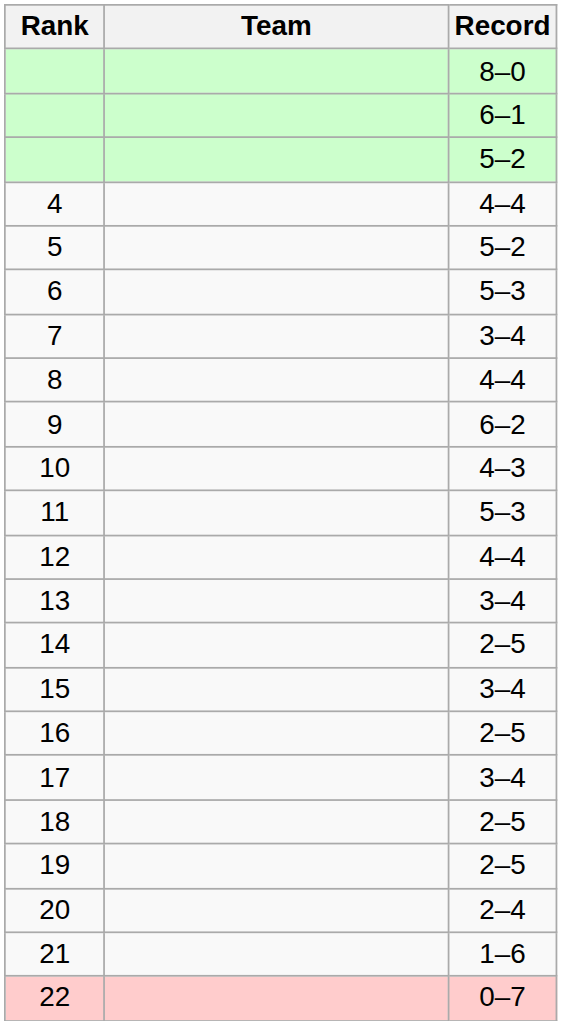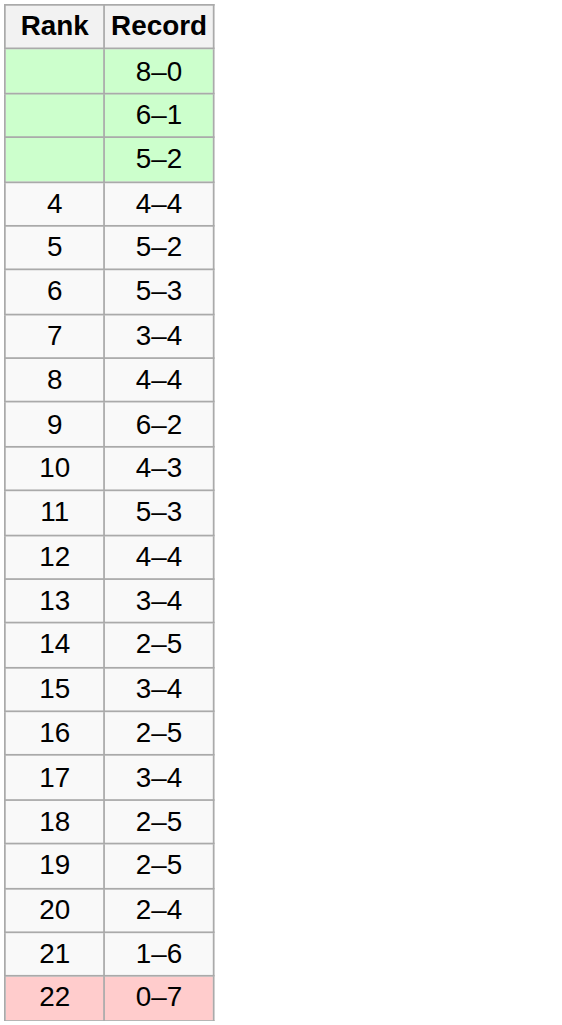- column: (276, 26)
